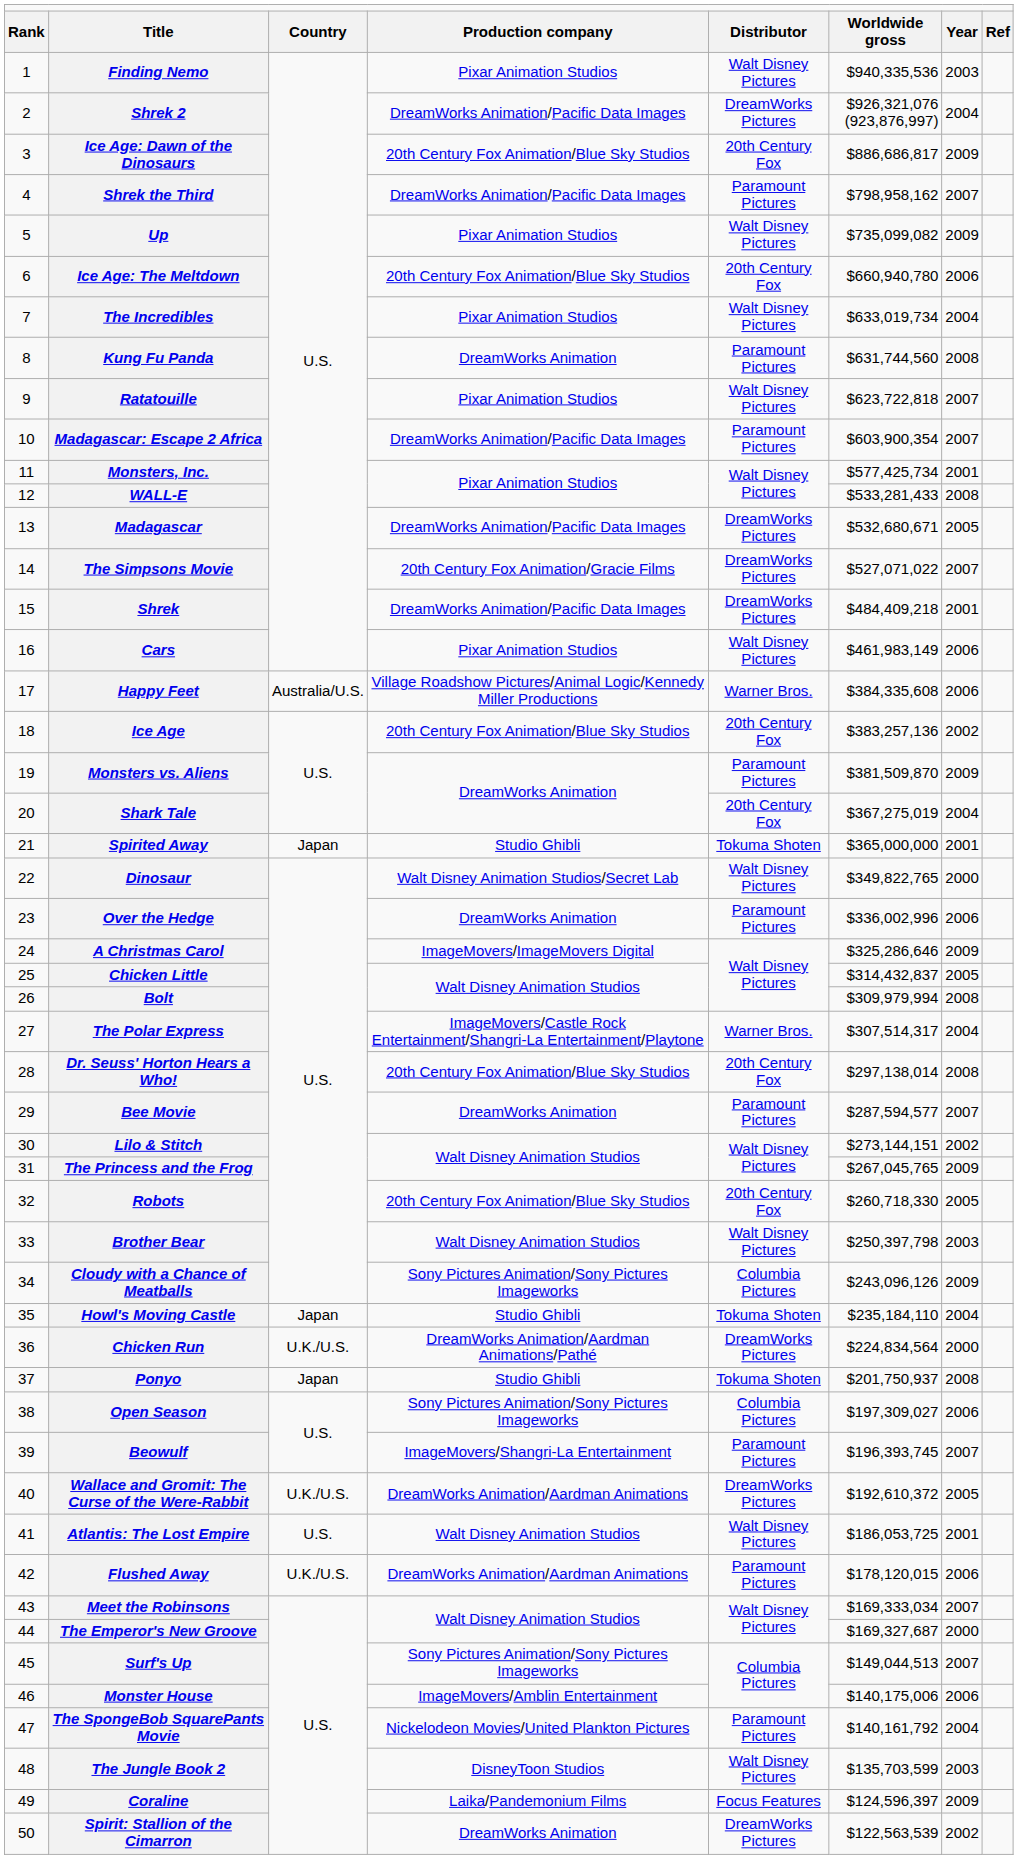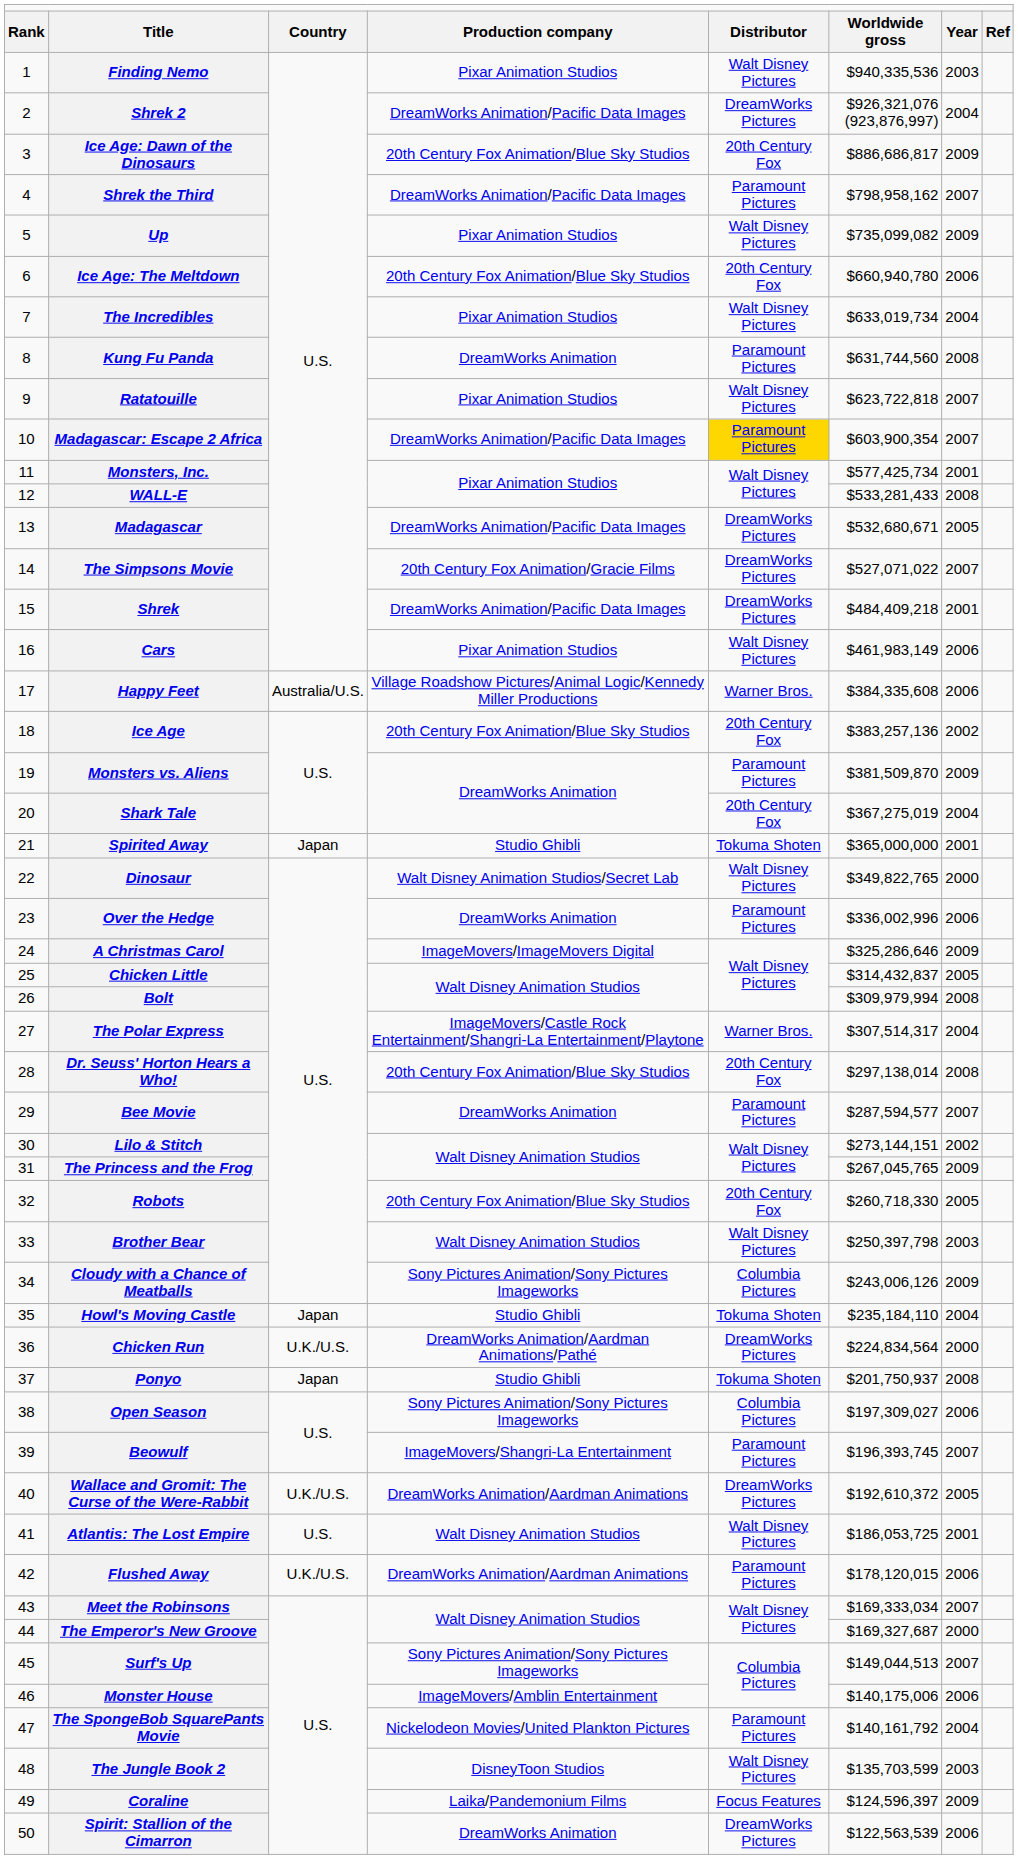(769, 439) no background -> (769, 439) gold background
(892, 1282) $243,096,126 -> (892, 1282) $243,006,126
(962, 1833) 2002 -> (962, 1833) 2006
